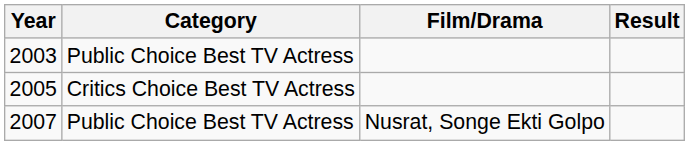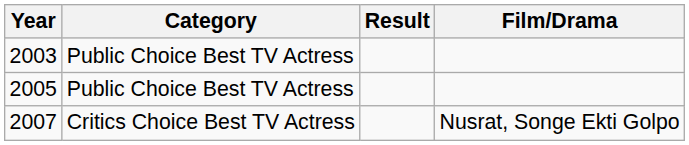columns swapped: (485, 21) <-> (647, 21)
(211, 88) Critics Choice Best TV Actress -> (210, 88) Public Choice Best TV Actress
(210, 122) Public Choice Best TV Actress -> (211, 122) Critics Choice Best TV Actress
